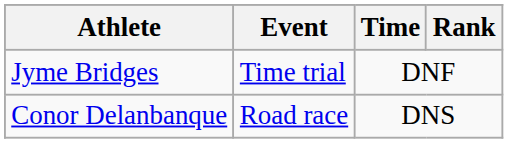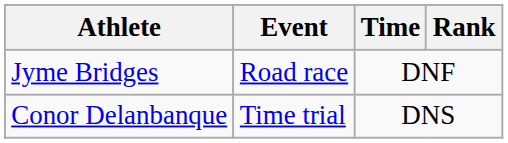(293, 71) Time trial -> (294, 71) Road race
(294, 115) Road race -> (293, 115) Time trial
